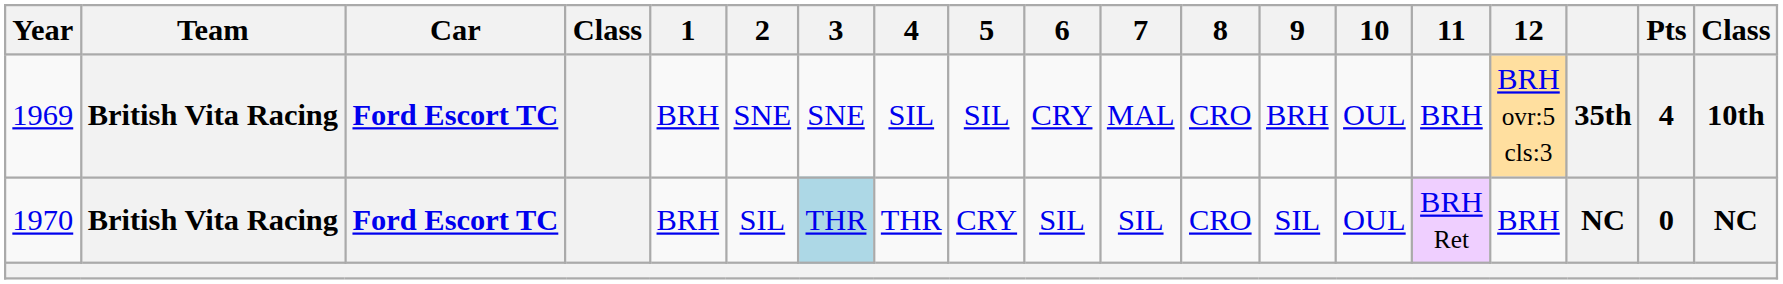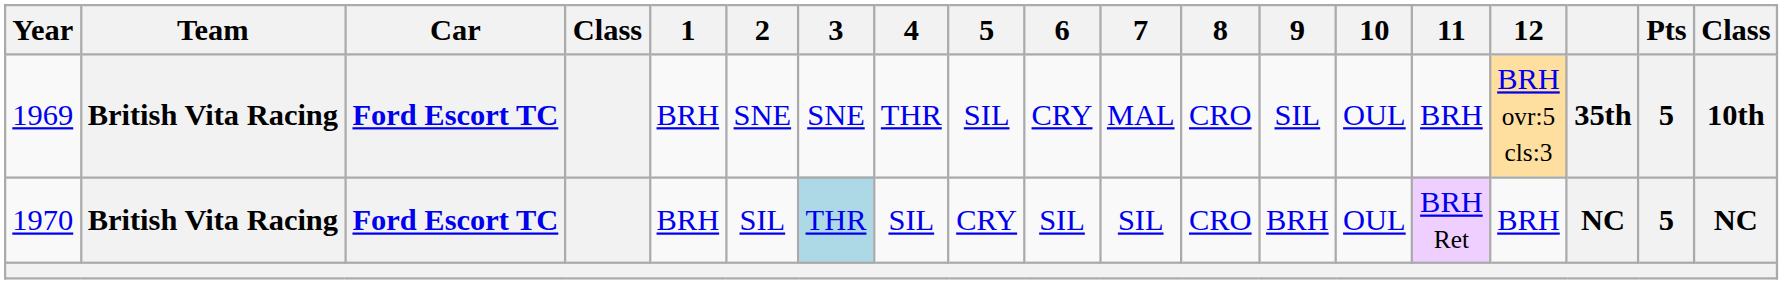(911, 115) SIL -> (911, 115) THR
(1297, 115) BRH -> (1297, 115) SIL
(1666, 115) 4 -> (1666, 115) 5
(911, 219) THR -> (911, 219) SIL
(1297, 219) SIL -> (1297, 219) BRH
(1666, 219) 0 -> (1666, 219) 5
